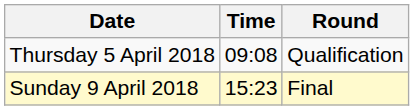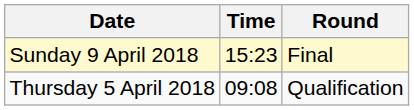rows swapped: (112, 54) <-> (104, 88)
